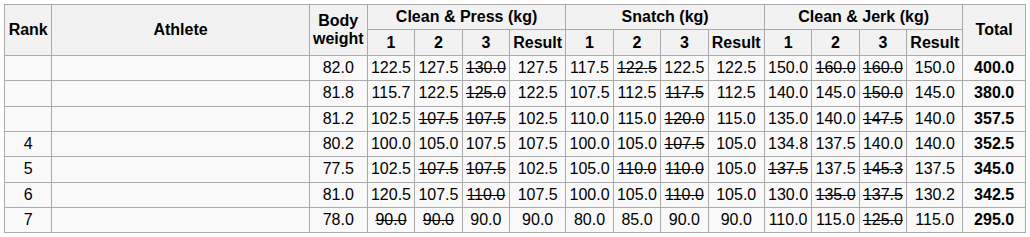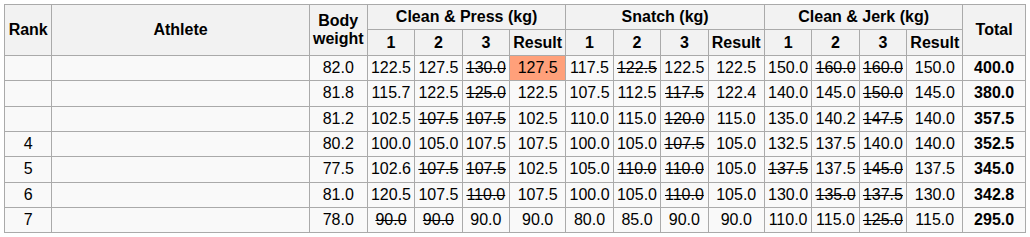(538, 67) no background -> (538, 67) lightsalmon background
(736, 93) 112.5 -> (736, 93) 122.4
(836, 118) 140.0 -> (836, 118) 140.2
(788, 144) 134.8 -> (788, 144) 132.5
(391, 169) 102.5 -> (391, 169) 102.6
(883, 169) 145.3 -> (883, 169) 145.0
(935, 194) 130.2 -> (935, 194) 130.0
(994, 194) 342.5 -> (994, 194) 342.8
